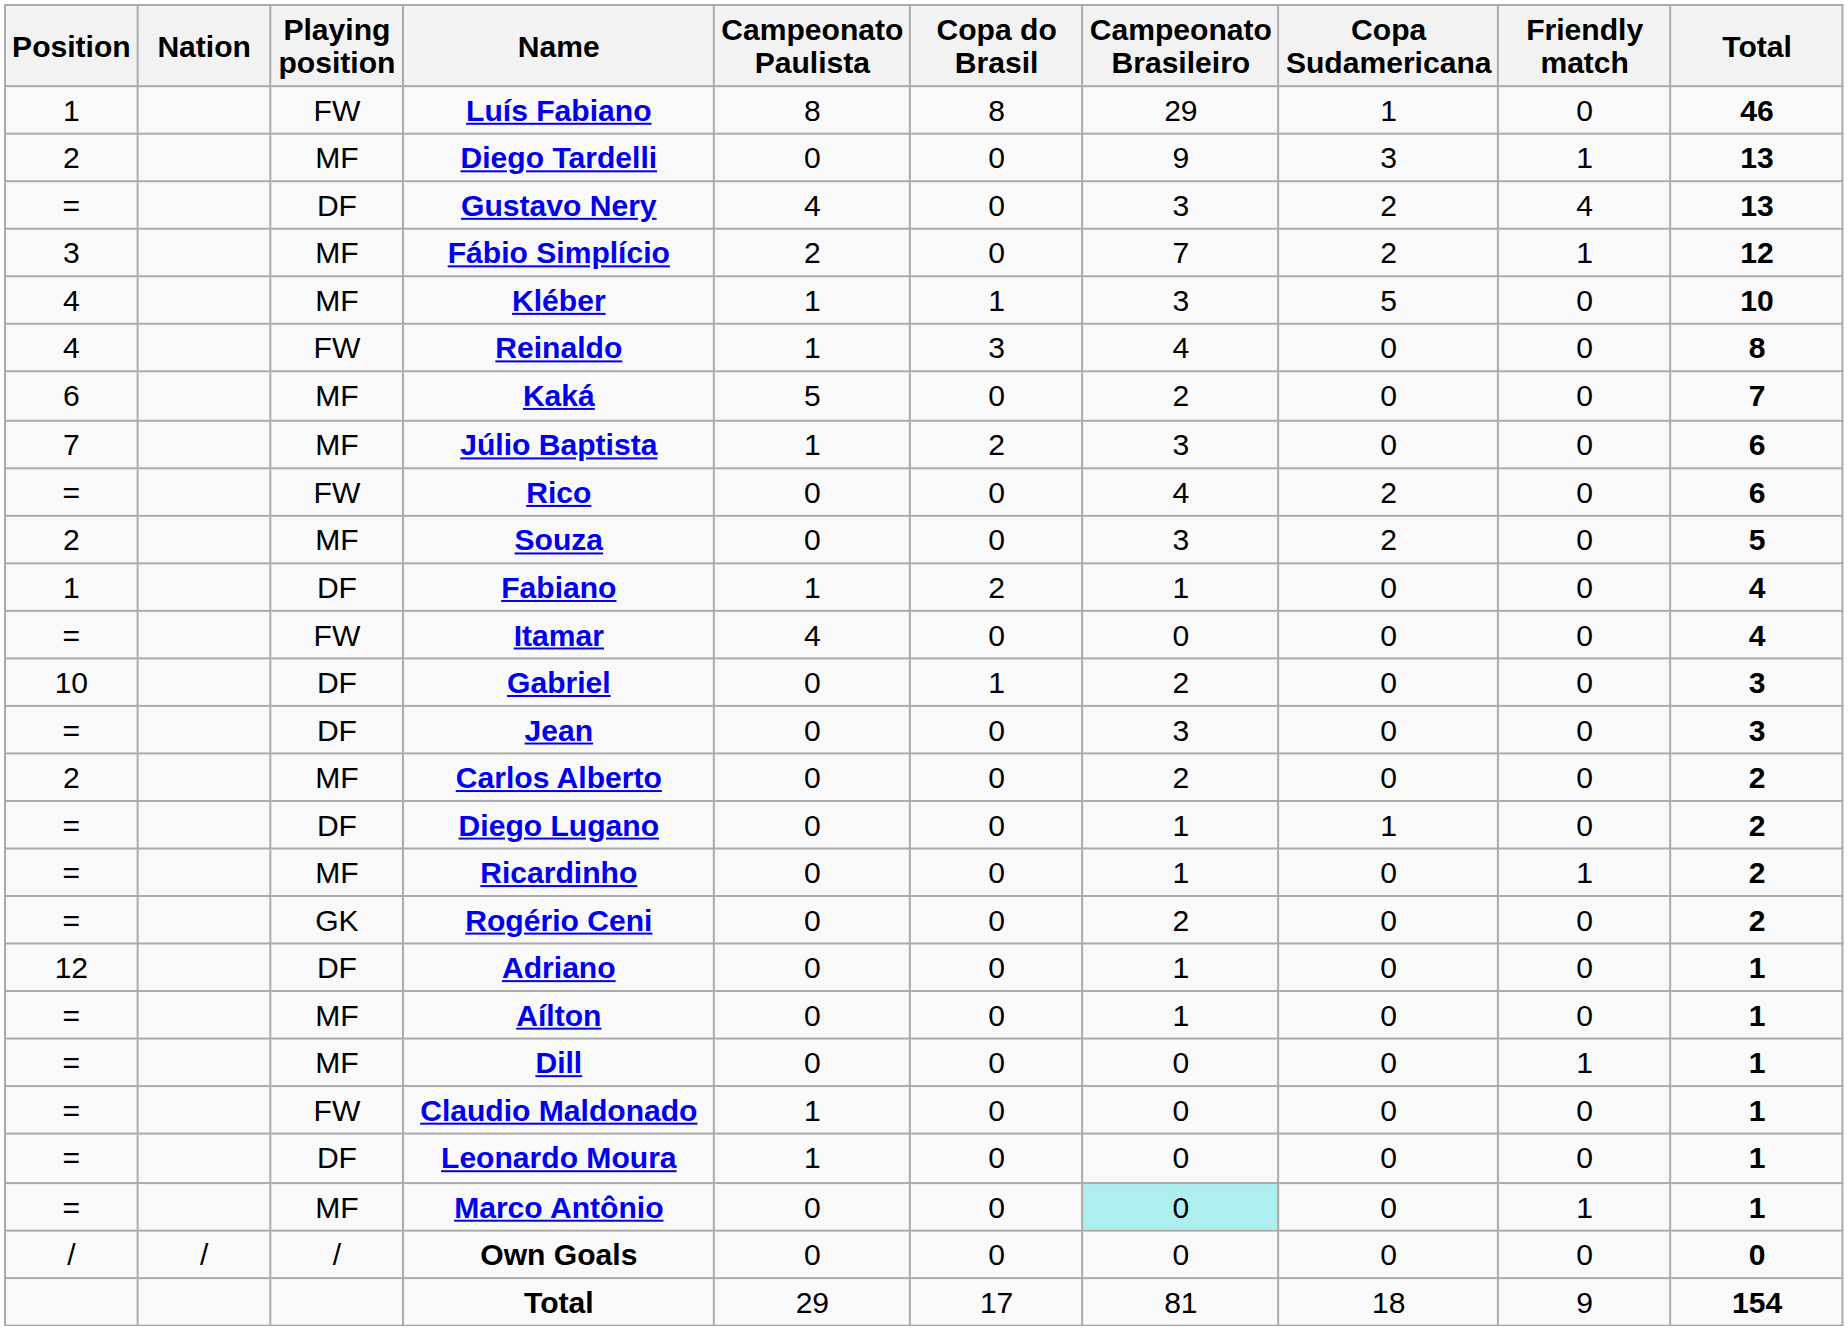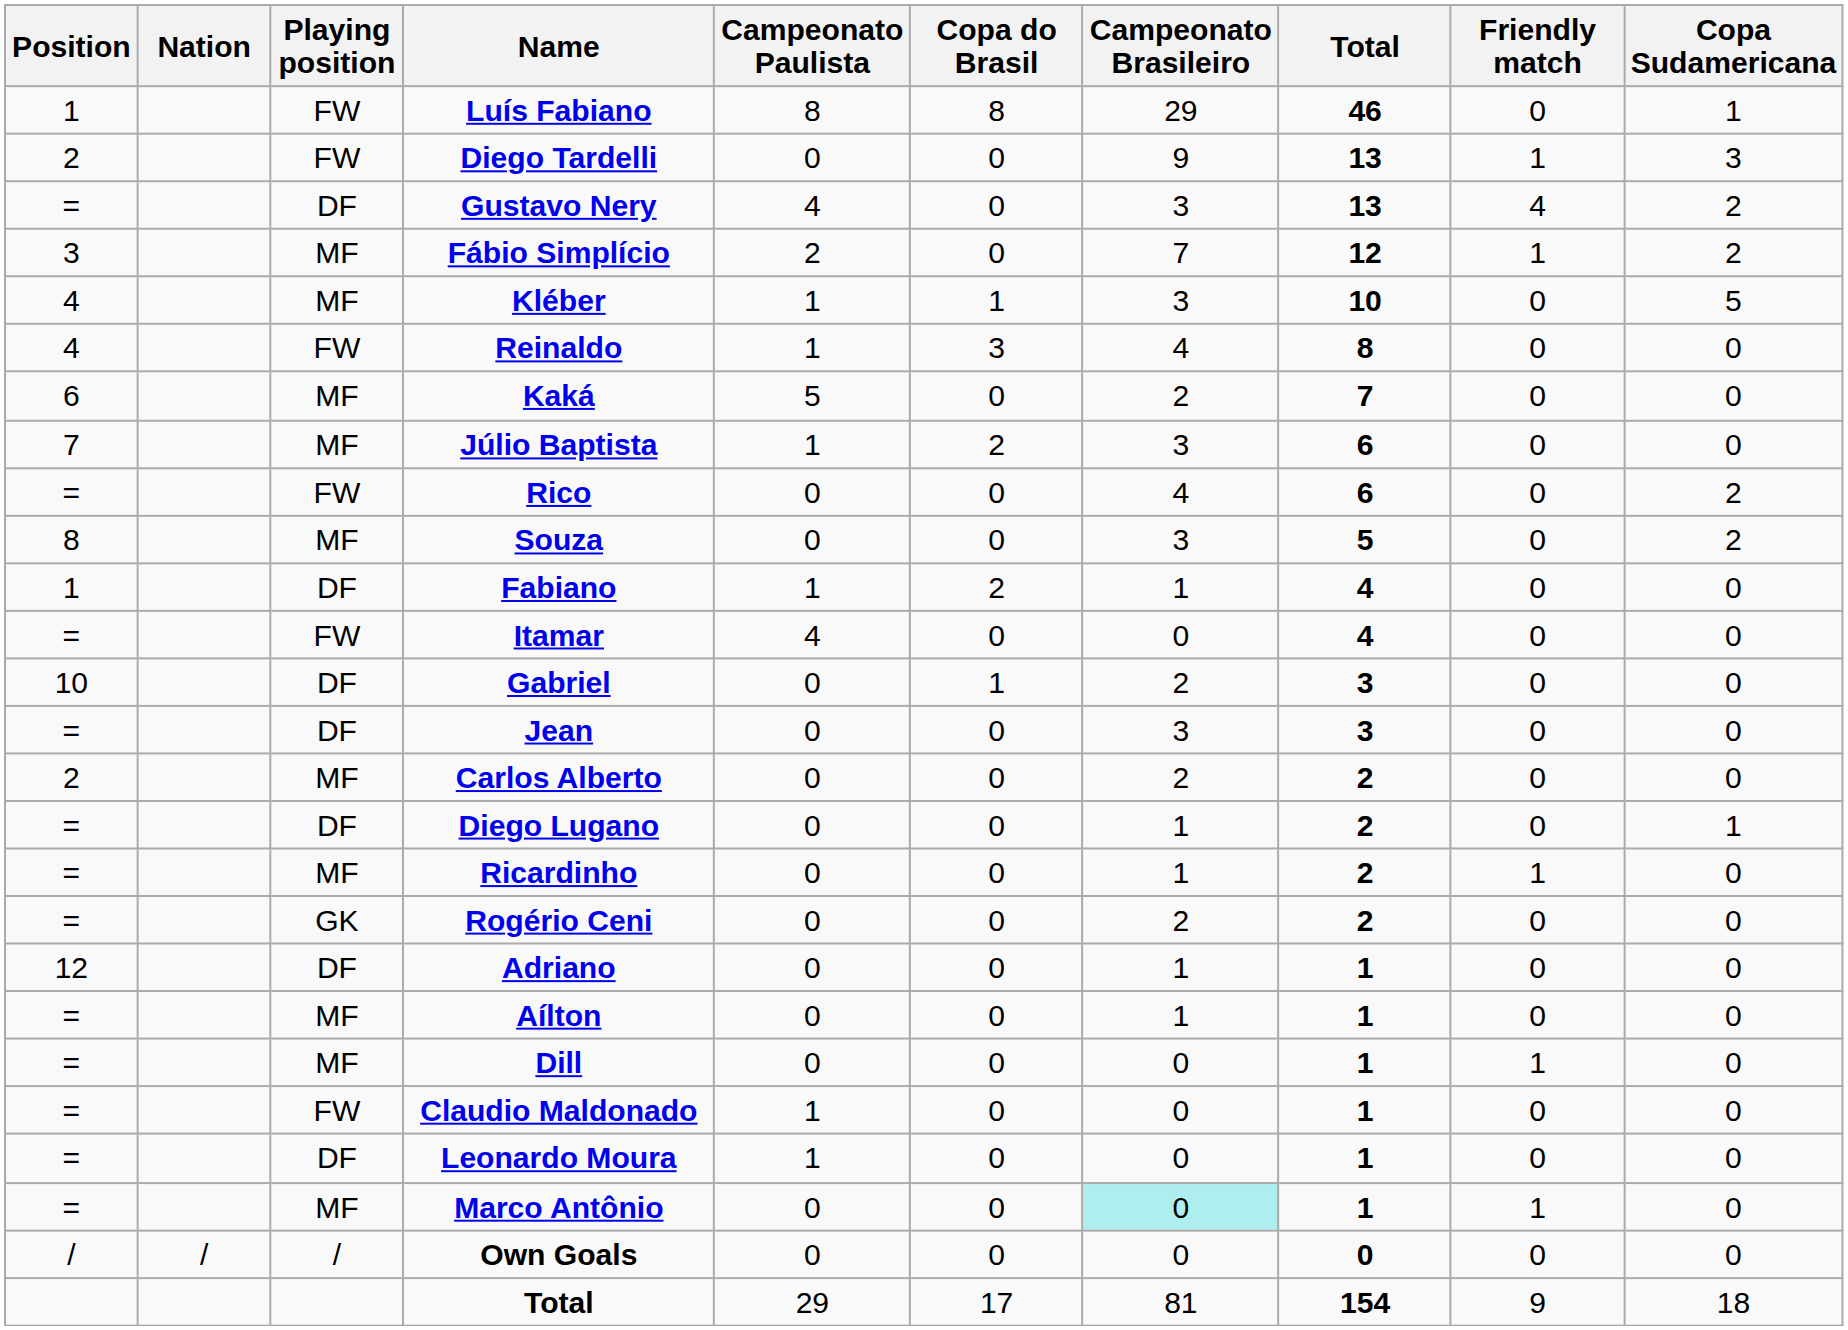columns swapped: (1389, 46) <-> (1757, 46)
(337, 158) MF -> (337, 158) FW
(71, 539) 2 -> (71, 539) 8
